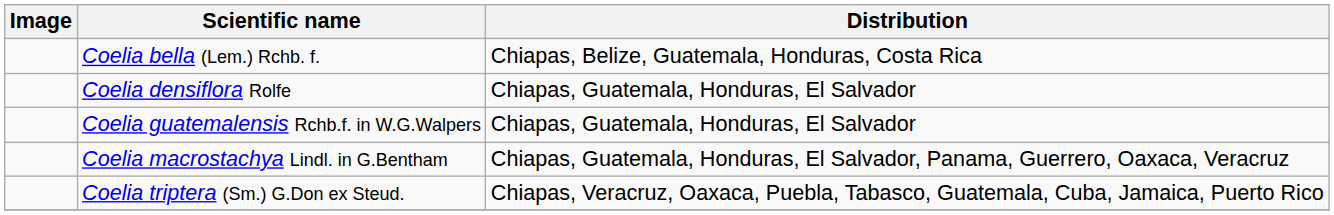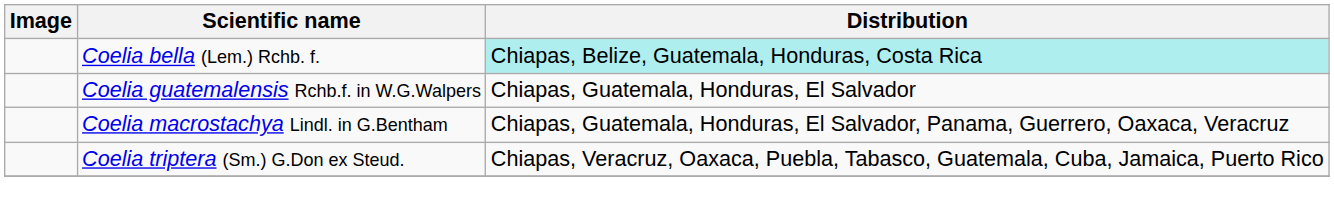(736, 55) no background -> (736, 55) paleturquoise background
- row: (187, 90)
